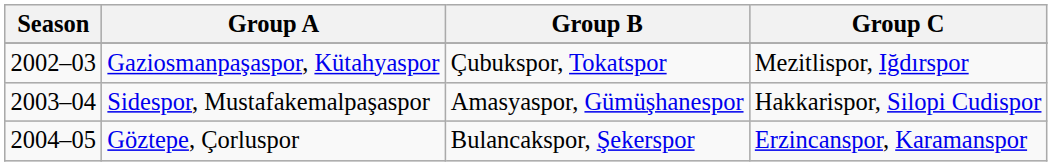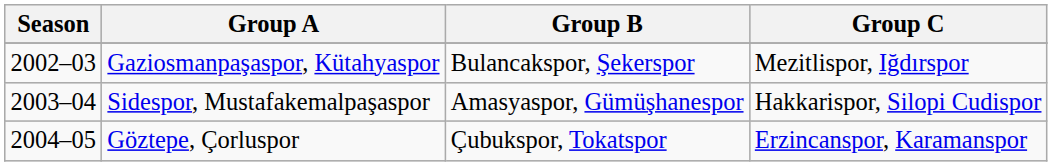(559, 62) Çubukspor, Tokatspor -> (573, 62) Bulancakspor, Şekerspor
(573, 140) Bulancakspor, Şekerspor -> (559, 140) Çubukspor, Tokatspor
